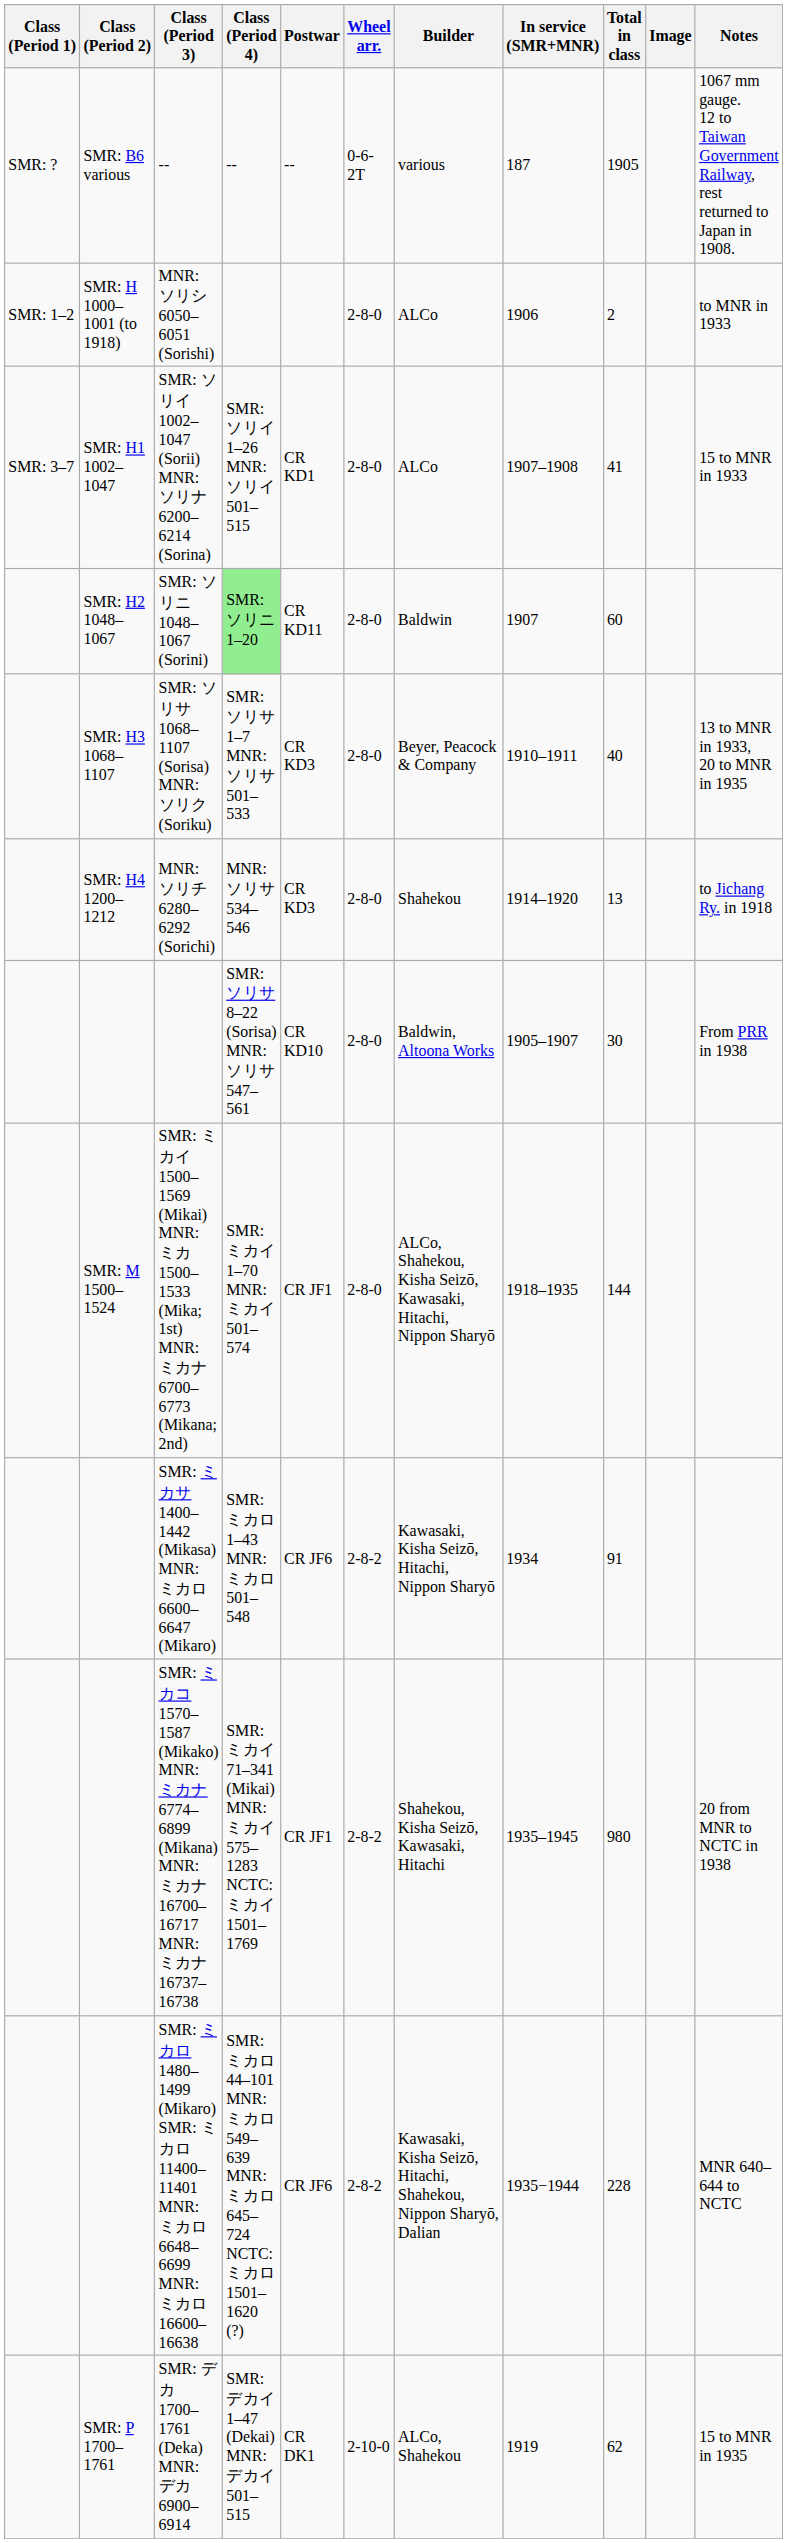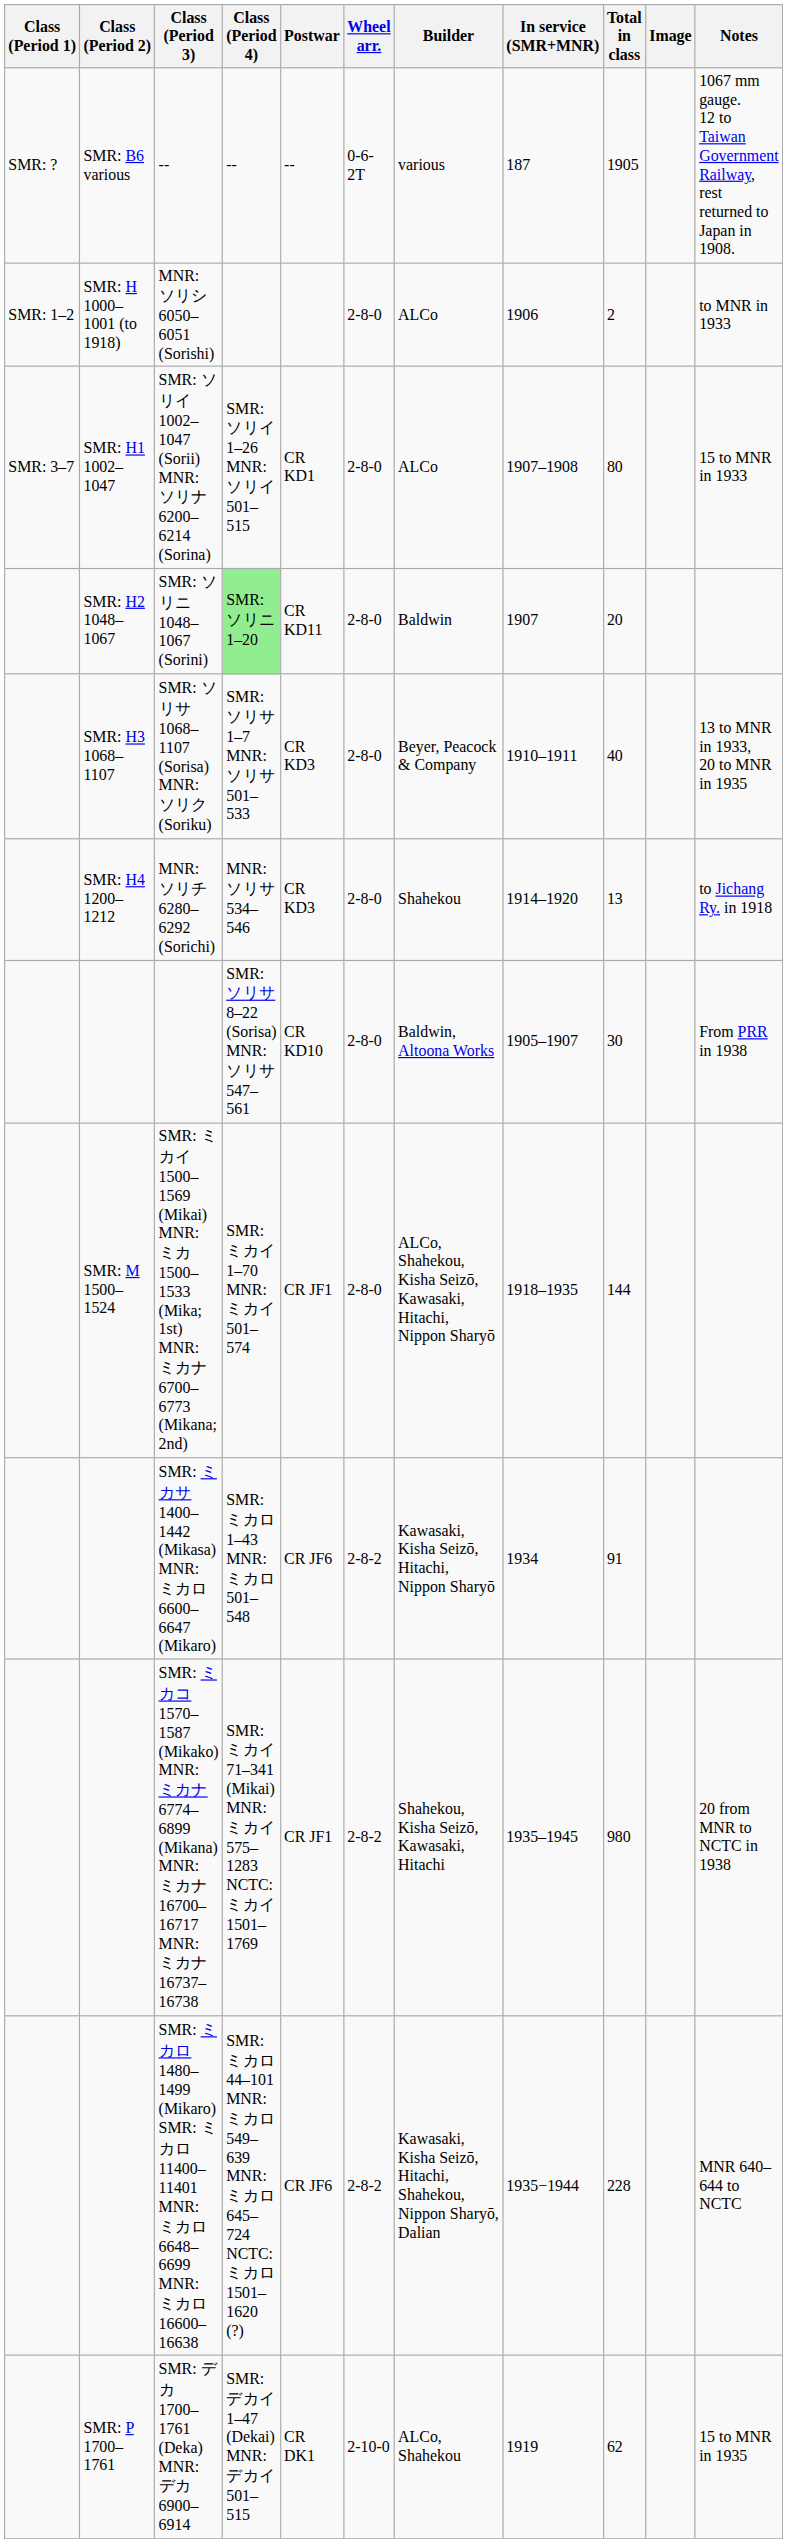(615, 466) 41 -> (615, 466) 80
(615, 620) 60 -> (615, 620) 20
